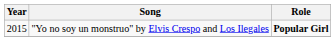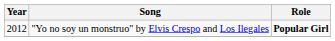(17, 28) 2015 -> (17, 28) 2012
